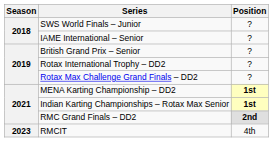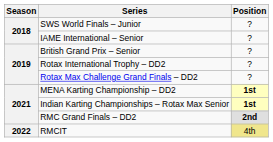(21, 130) 2023 -> (21, 130) 2022
(250, 130) no background -> (250, 130) khaki background
